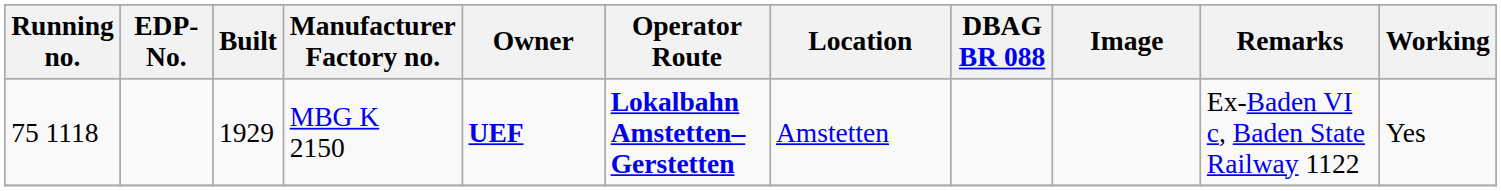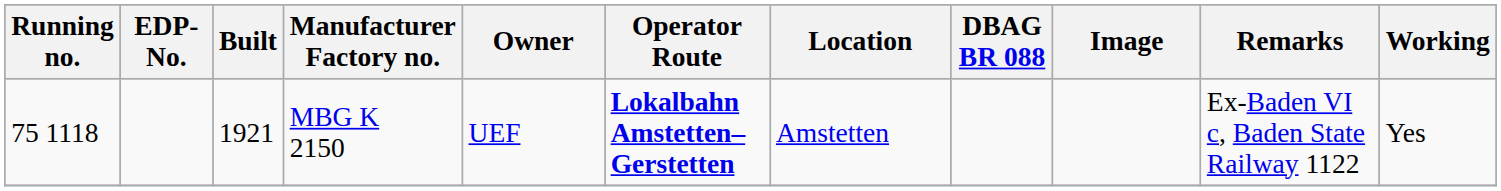(246, 131) 1929 -> (246, 131) 1921
(496, 131) bold -> (495, 131) normal
